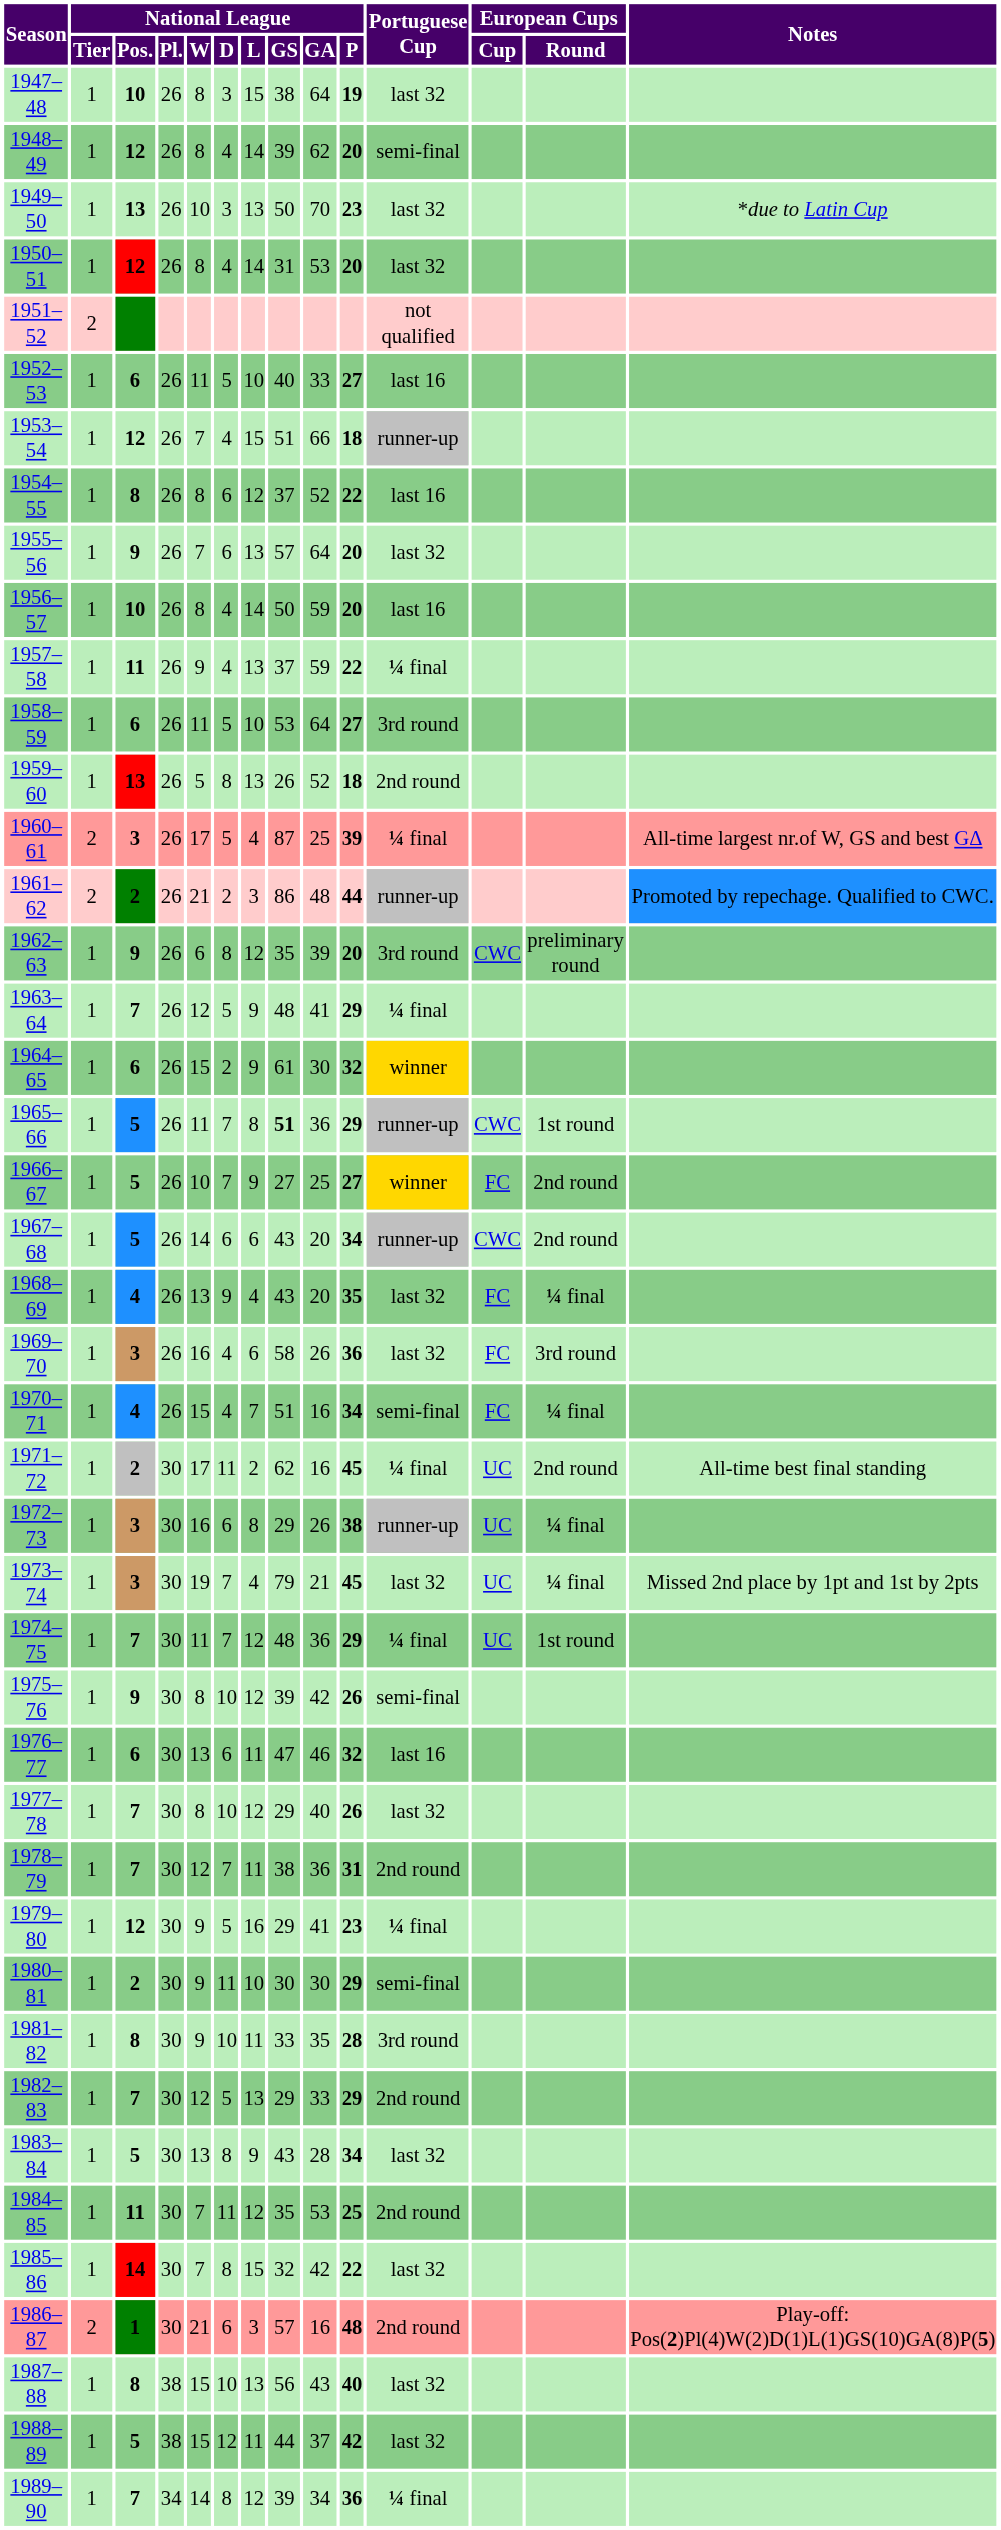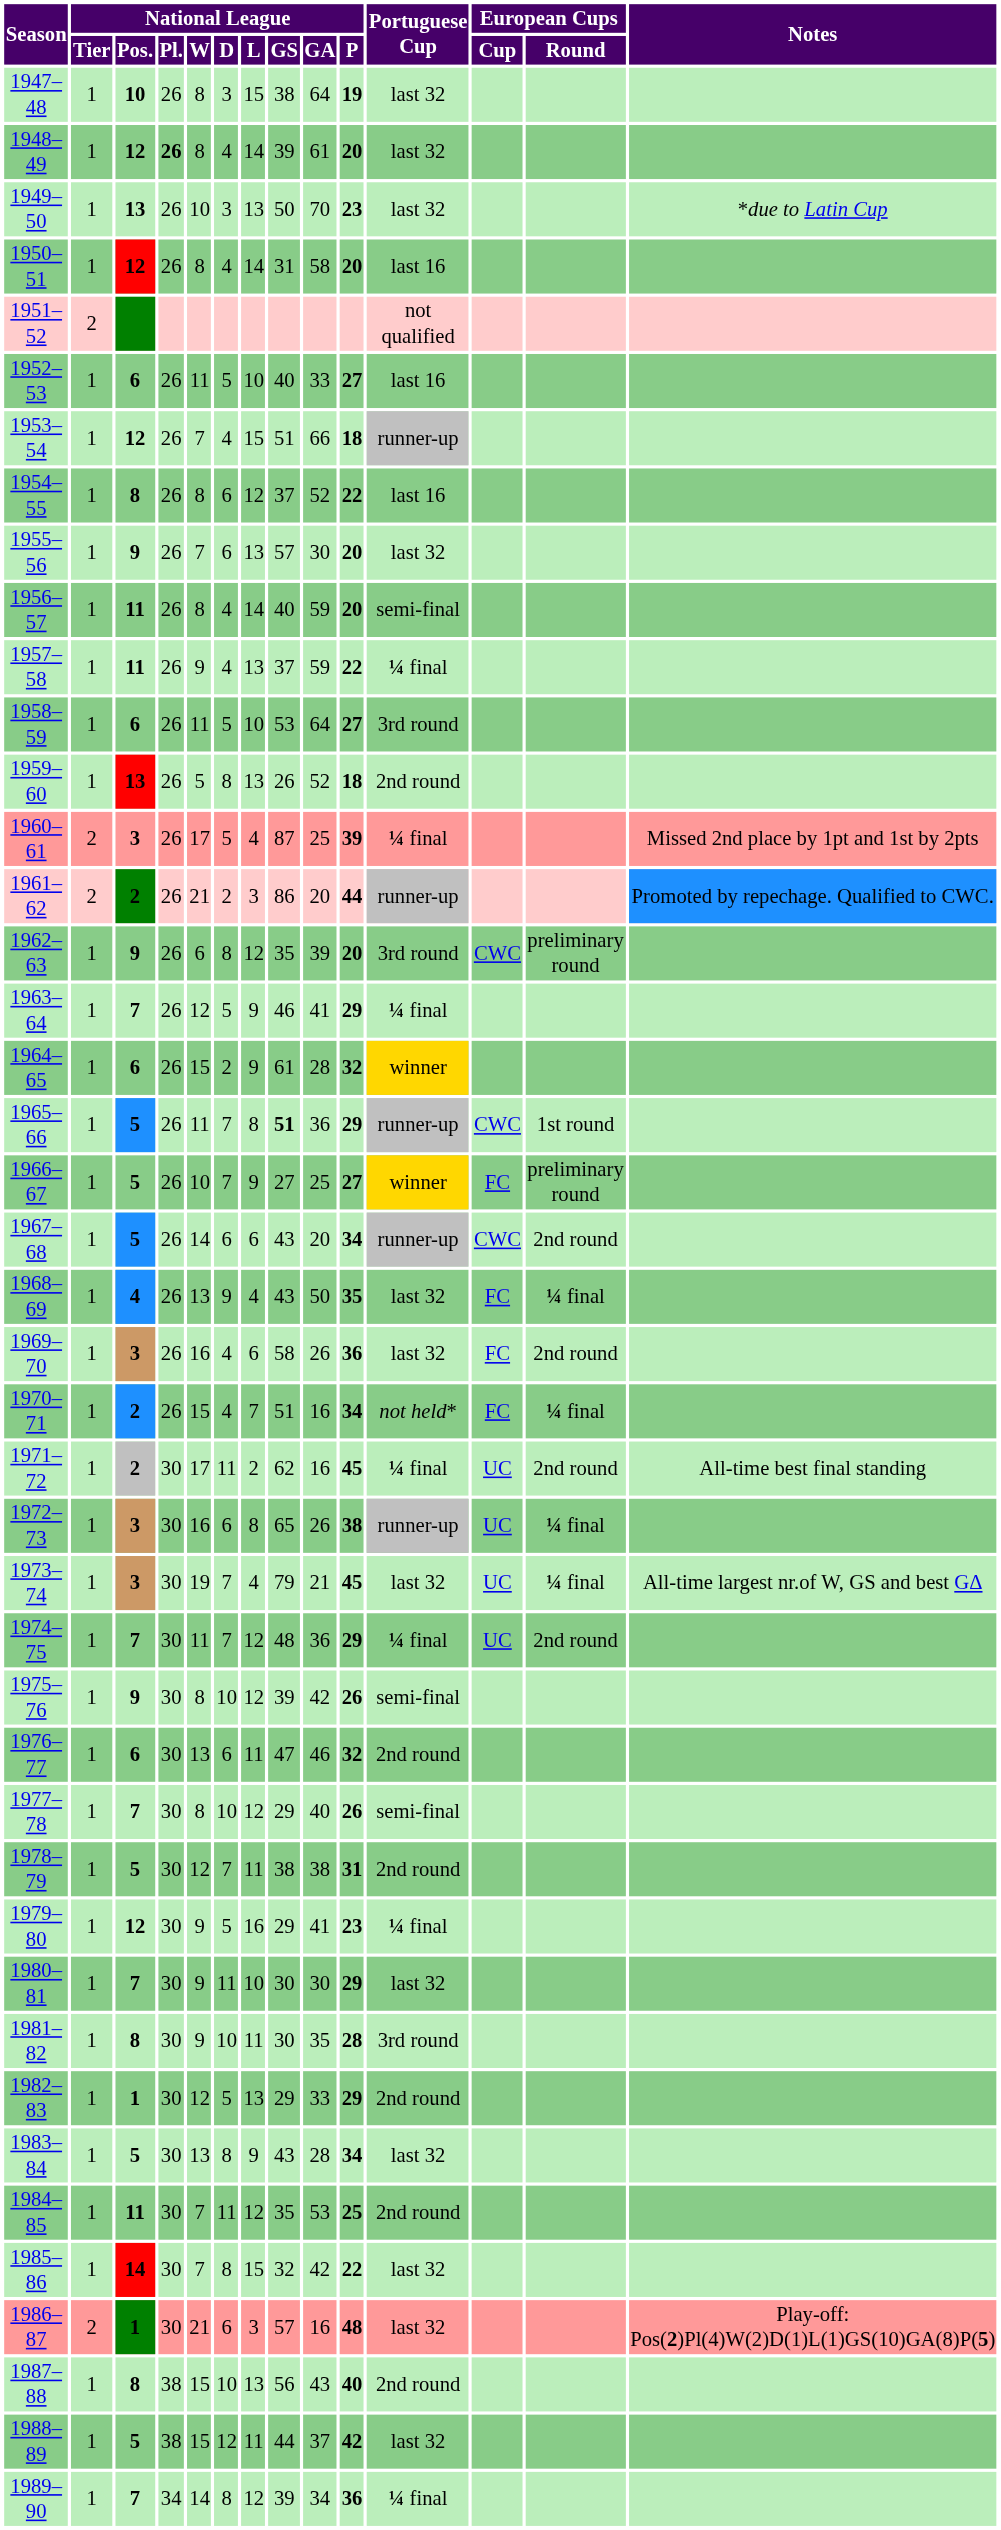(171, 151) normal -> (171, 151) bold
(320, 151) 62 -> (320, 151) 61
(418, 151) semi-final -> (418, 151) last 32
(320, 266) 53 -> (320, 266) 58
(418, 266) last 32 -> (418, 266) last 16
(320, 552) 64 -> (320, 552) 30
(135, 609) 10 -> (135, 609) 11
(284, 609) 50 -> (284, 609) 40
(418, 609) last 16 -> (418, 609) semi-final
(813, 838) All-time largest nr.of W, GS and best GΔ -> (813, 838) Missed 2nd place by 1pt and 1st by 2pts
(320, 895) 48 -> (320, 895) 20
(284, 1010) 48 -> (284, 1010) 46
(320, 1067) 30 -> (320, 1067) 28
(576, 1182) 2nd round -> (576, 1182) preliminary round
(320, 1296) 20 -> (320, 1296) 50
(576, 1353) 3rd round -> (576, 1353) 2nd round
(135, 1411) 4 -> (135, 1411) 2
(418, 1411) semi-final -> (418, 1411) not held*
(284, 1525) 29 -> (284, 1525) 65
(813, 1582) Missed 2nd place by 1pt and 1st by 2pts -> (813, 1582) All-time largest nr.of W, GS and best GΔ
(576, 1639) 1st round -> (576, 1639) 2nd round
(418, 1754) last 16 -> (418, 1754) 2nd round
(418, 1811) last 32 -> (418, 1811) semi-final
(135, 1868) 7 -> (135, 1868) 5
(320, 1868) 36 -> (320, 1868) 38
(135, 1983) 2 -> (135, 1983) 7
(418, 1983) semi-final -> (418, 1983) last 32
(284, 2040) 33 -> (284, 2040) 30
(135, 2097) 7 -> (135, 2097) 1
(418, 2326) 2nd round -> (418, 2326) last 32
(418, 2384) last 32 -> (418, 2384) 2nd round
